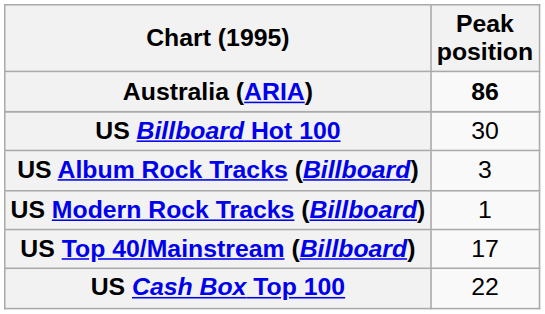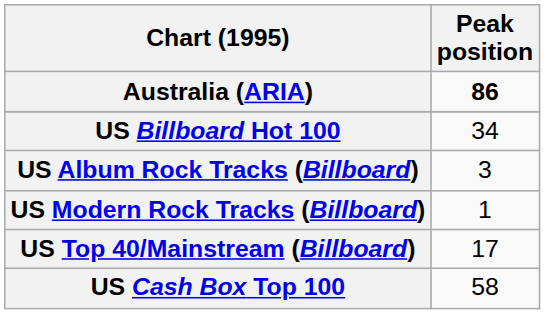(485, 130) 30 -> (485, 130) 34
(485, 288) 22 -> (485, 288) 58
